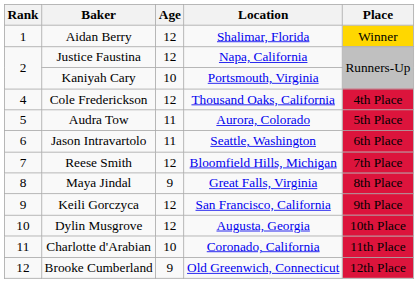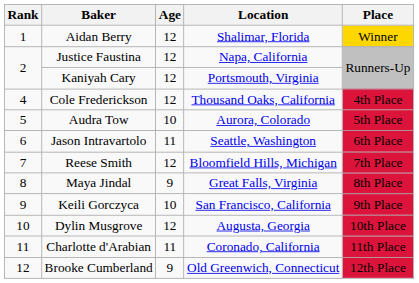(170, 78) 10 -> (170, 78) 12
(170, 120) 11 -> (170, 120) 10
(170, 204) 12 -> (170, 204) 10
(170, 246) 10 -> (170, 246) 11
